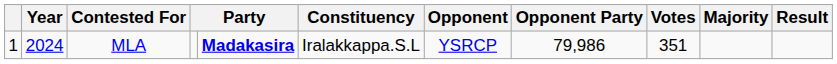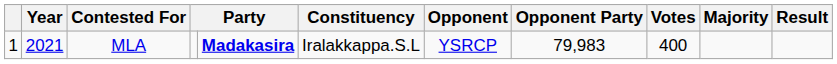(45, 44) 2024 -> (45, 44) 2021
(579, 44) 79,986 -> (579, 44) 79,983
(673, 44) 351 -> (673, 44) 400
